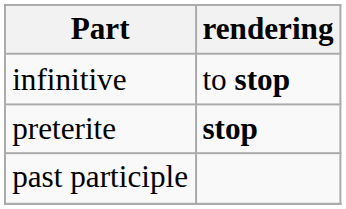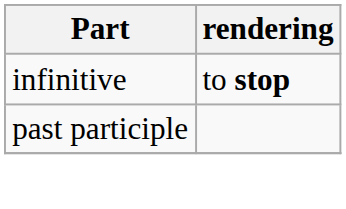- row: (64, 128)
